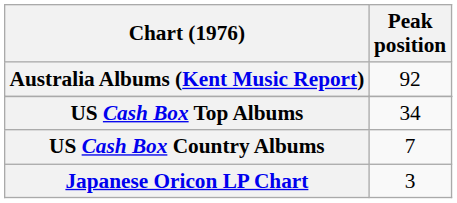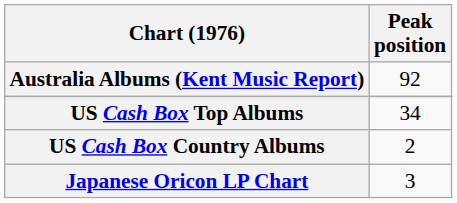(410, 146) 7 -> (410, 146) 2
